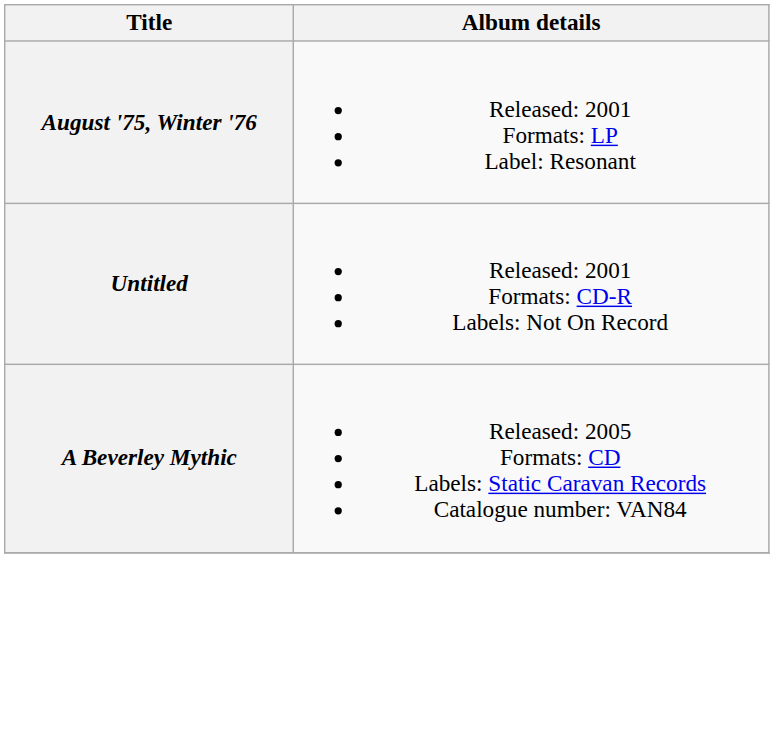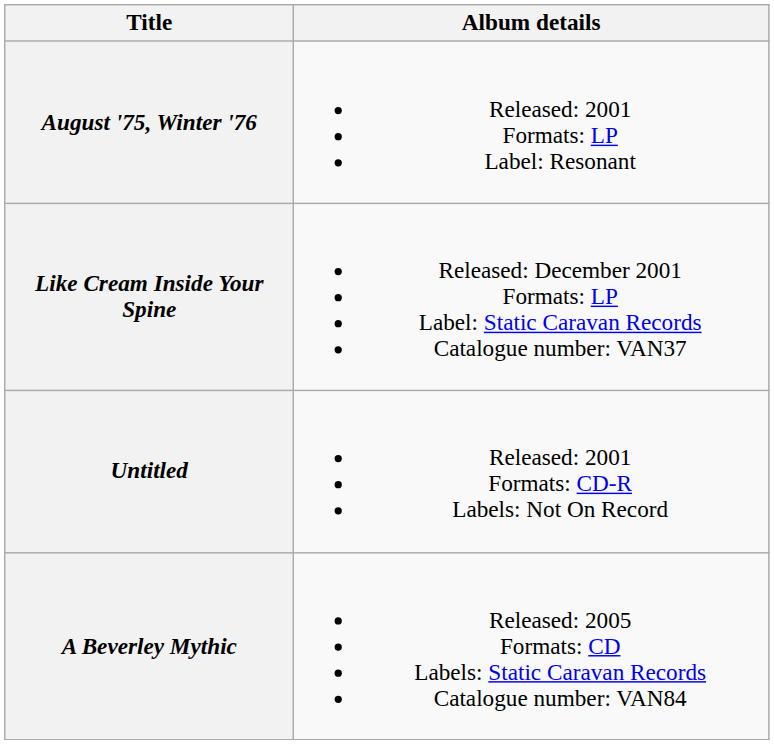+ row: (149, 296)
